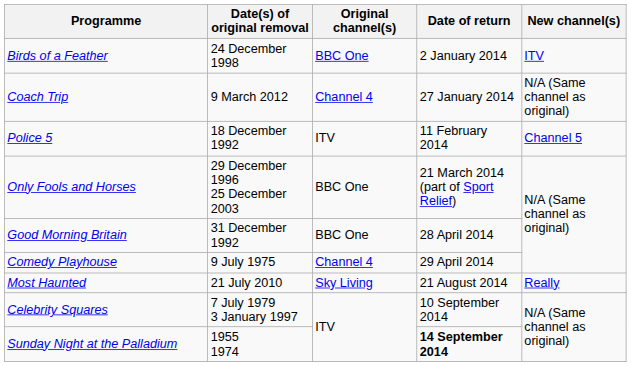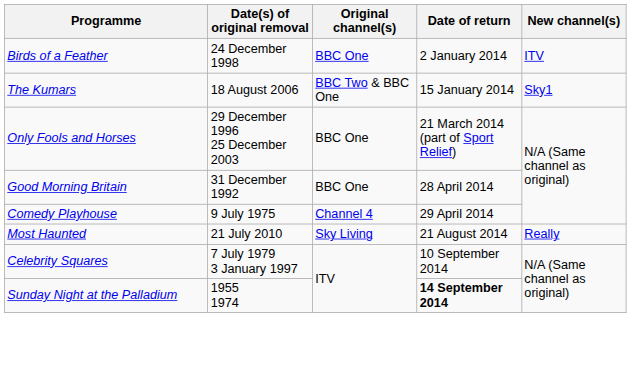+ row: (42, 90)
- row: (38, 97)
- row: (30, 138)
